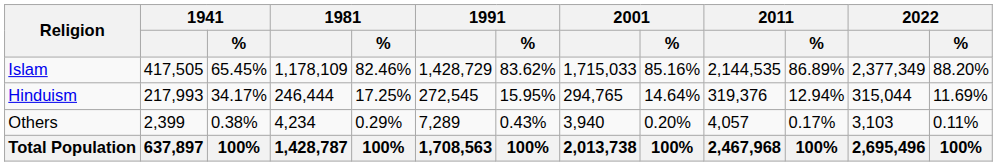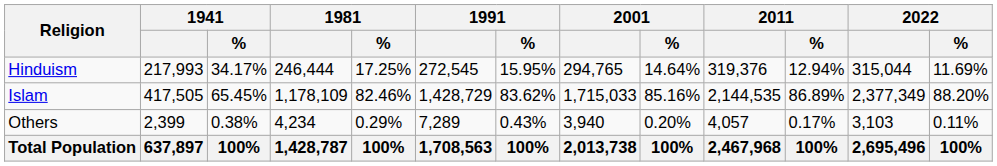rows swapped: (28, 69) <-> (43, 95)
